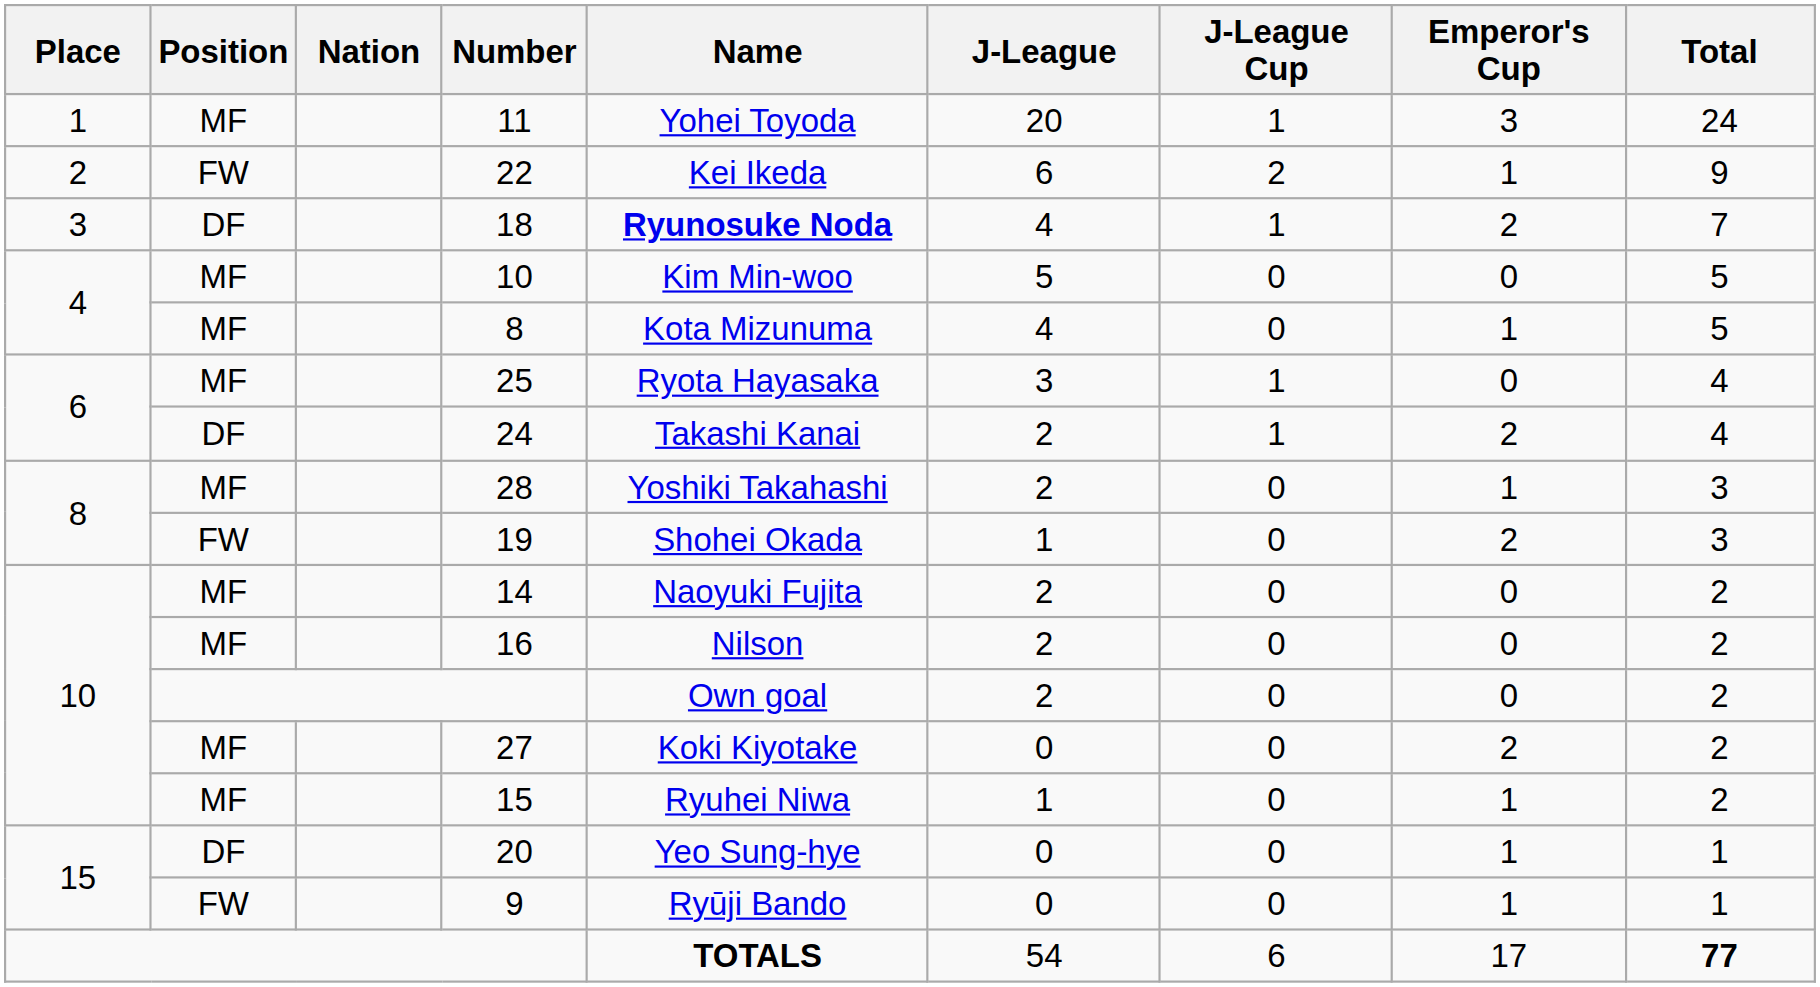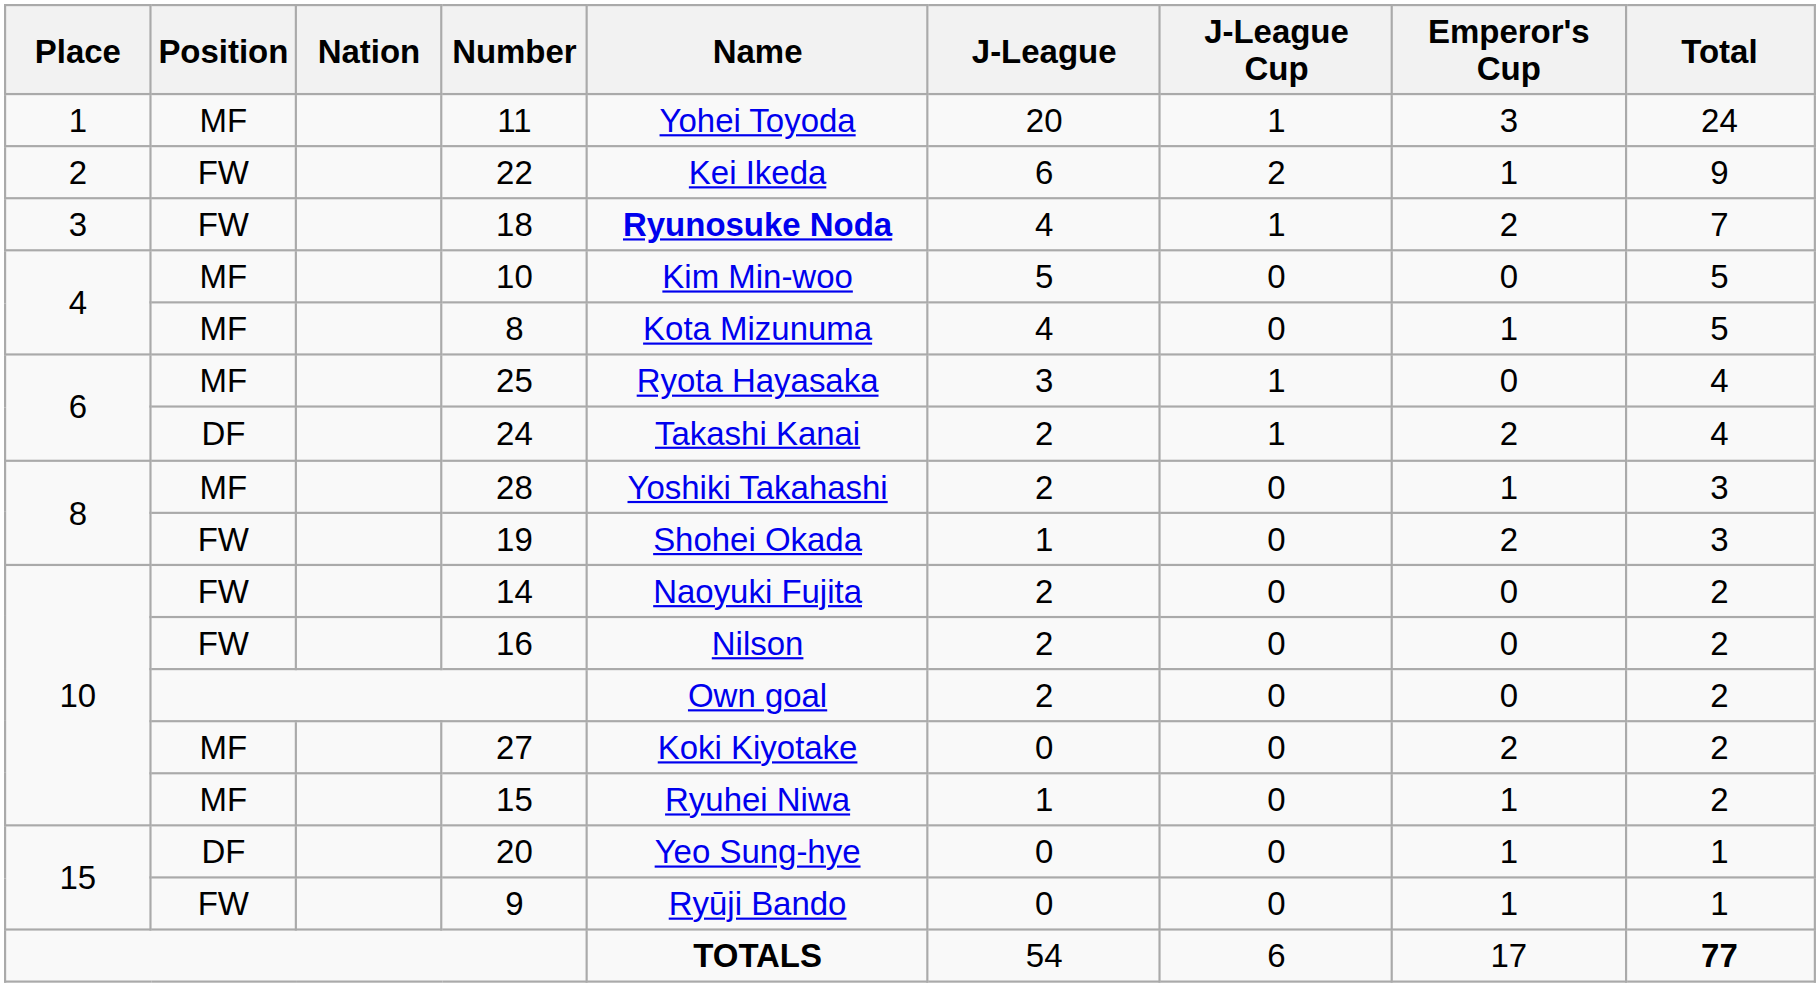(223, 225) DF -> (223, 225) FW
(223, 590) MF -> (223, 590) FW
(223, 643) MF -> (223, 643) FW
